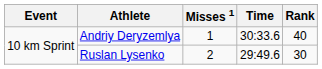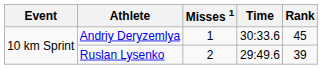(300, 36) 40 -> (300, 36) 45
(300, 55) 30 -> (300, 55) 39
